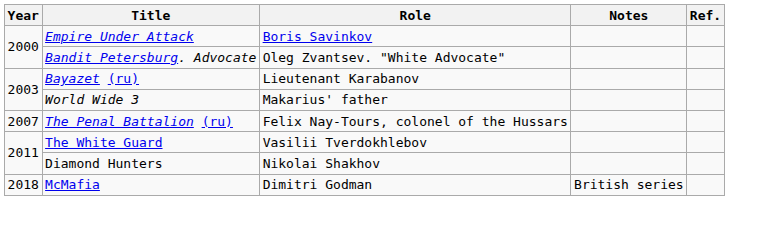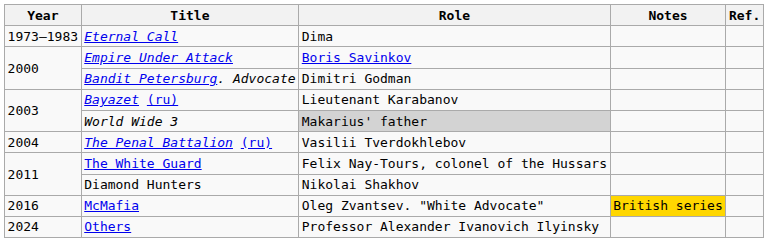+ row: (131, 36)
(384, 57) Oleg Zvantsev. "White Advocate" -> (357, 79) Dimitri Godman
(325, 100) no background -> (364, 121) lightgrey background
(23, 121) 2007 -> (23, 142) 2004
(415, 121) Felix Nay-Tours, colonel of the Hussars -> (384, 142) Vasilii Tverdokhlebov
(345, 142) Vasilii Tverdokhlebov -> (454, 163) Felix Nay-Tours, colonel of the Hussars
(23, 185) 2018 -> (23, 206) 2016
(317, 185) Dimitri Godman -> (423, 206) Oleg Zvantsev. "White Advocate"
(629, 185) no background -> (668, 206) gold background
+ row: (108, 227)
